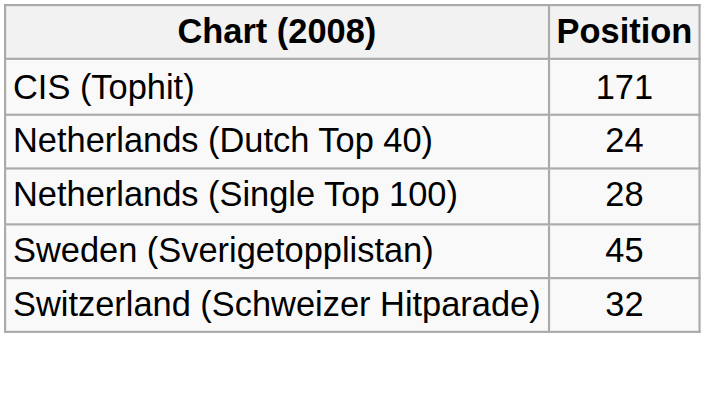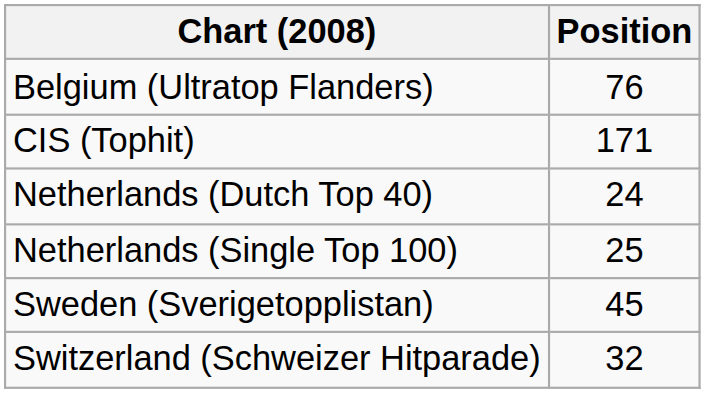+ row: (223, 86)
(624, 195) 28 -> (624, 250) 25
